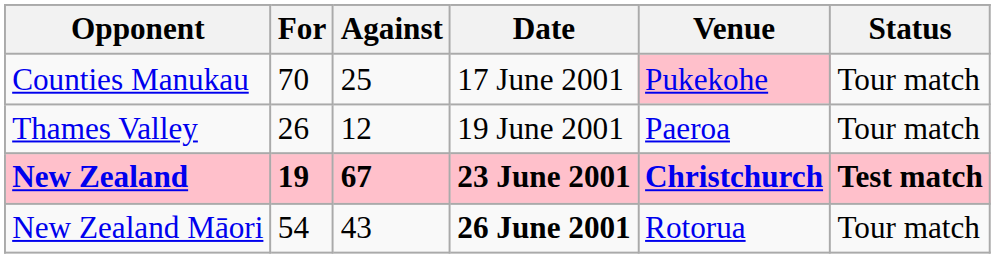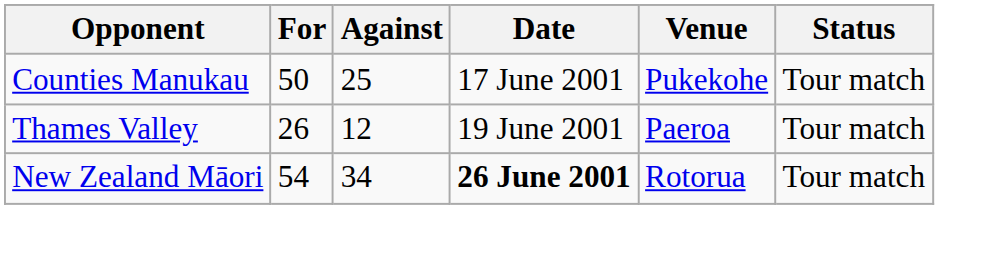(293, 78) 70 -> (293, 78) 50
(707, 78) pink background -> (707, 78) no background
- row: (100, 177)
(356, 227) 43 -> (356, 177) 34
